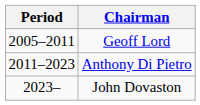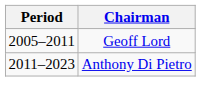- row: (137, 87)
